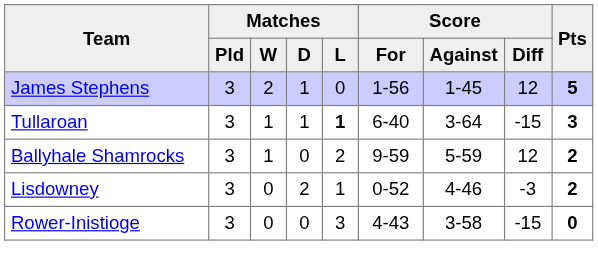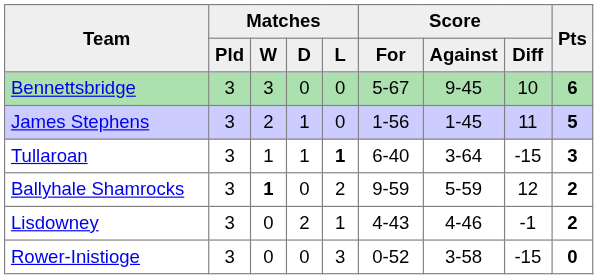+ row: (73, 88)
(528, 88) 12 -> (528, 122) 11
(268, 155) normal -> (268, 189) bold
(391, 189) 0-52 -> (391, 223) 4-43
(528, 189) -3 -> (528, 223) -1
(391, 223) 4-43 -> (391, 256) 0-52
